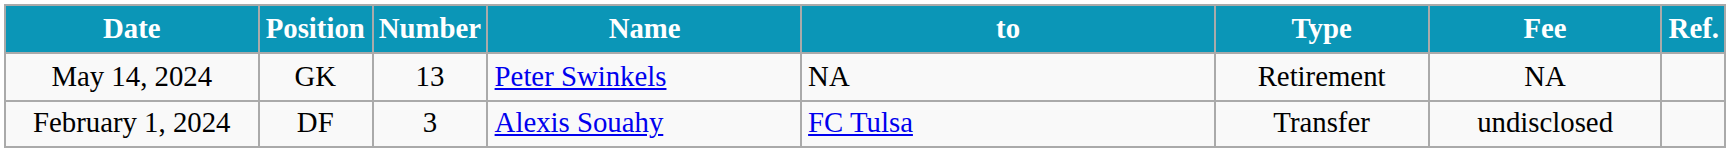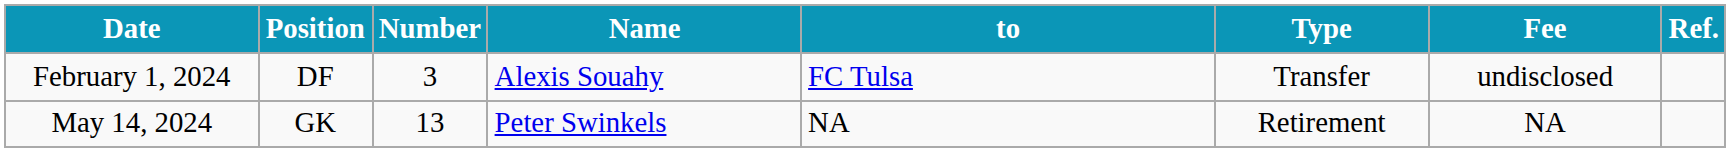rows swapped: (132, 123) <-> (132, 76)
